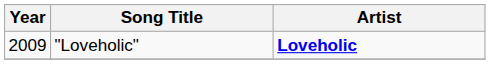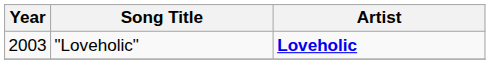(28, 45) 2009 -> (28, 45) 2003
